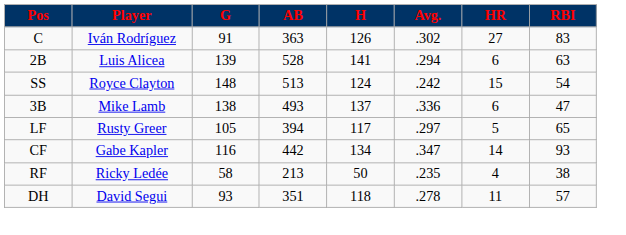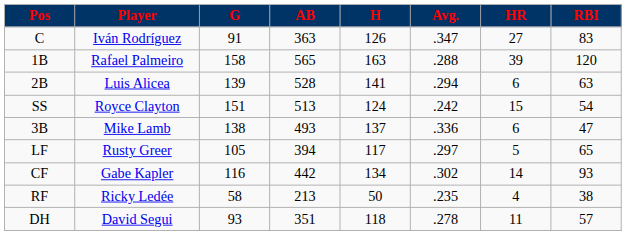(428, 38) .302 -> (446, 38) .347
+ row: (40, 60)
(226, 83) 148 -> (235, 106) 151
(428, 151) .347 -> (446, 173) .302
